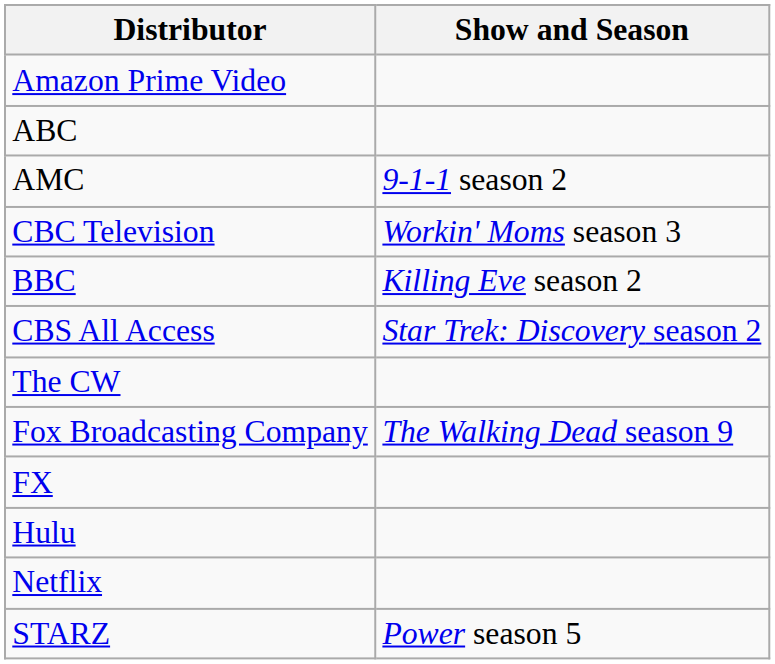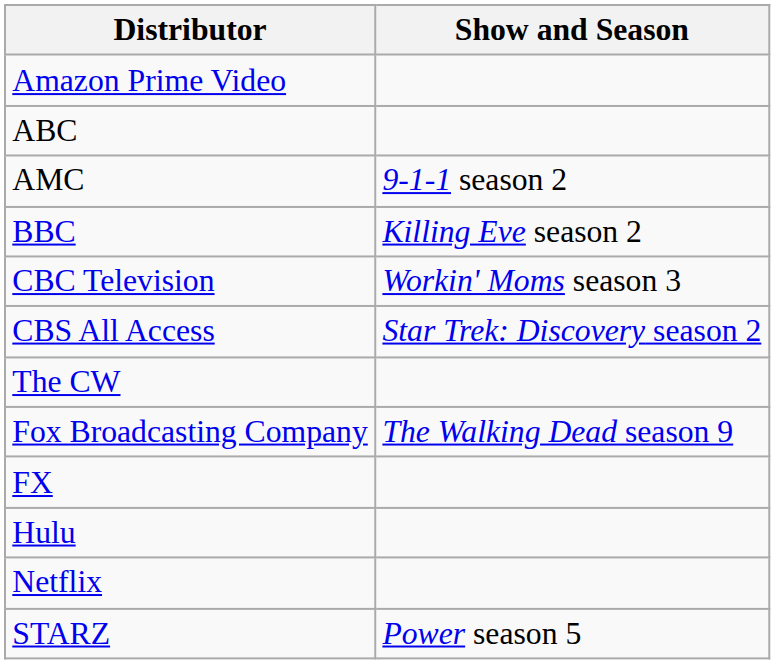rows swapped: (44, 280) <-> (113, 230)
